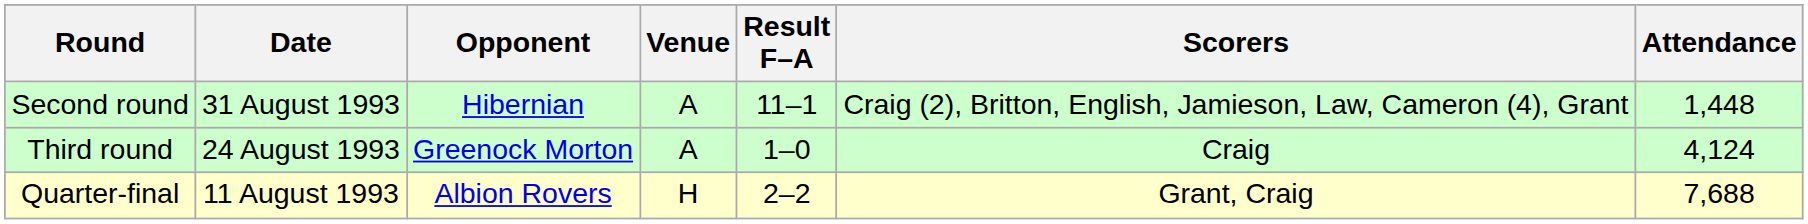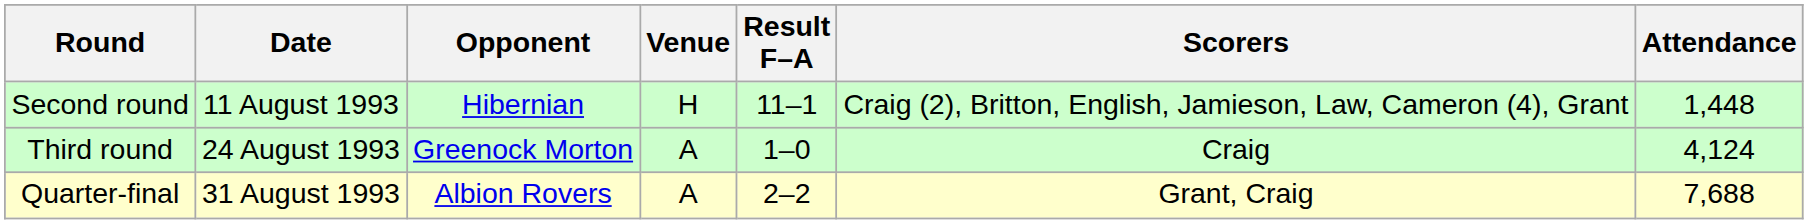(301, 104) 31 August 1993 -> (301, 104) 11 August 1993
(688, 104) A -> (688, 104) H
(301, 194) 11 August 1993 -> (301, 194) 31 August 1993
(688, 194) H -> (688, 194) A
